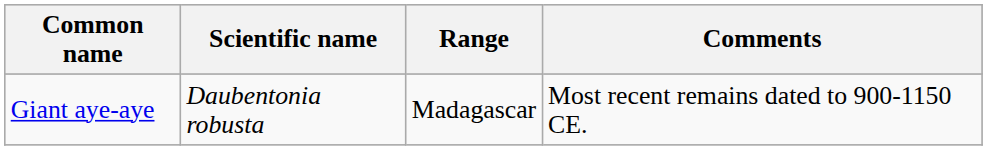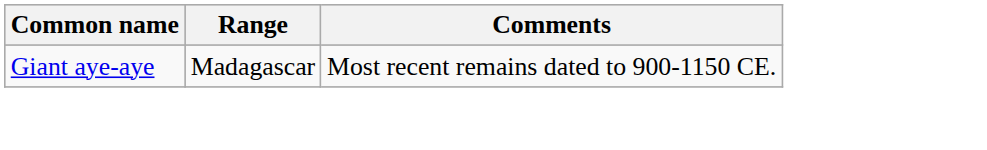- column: (293, 39)
